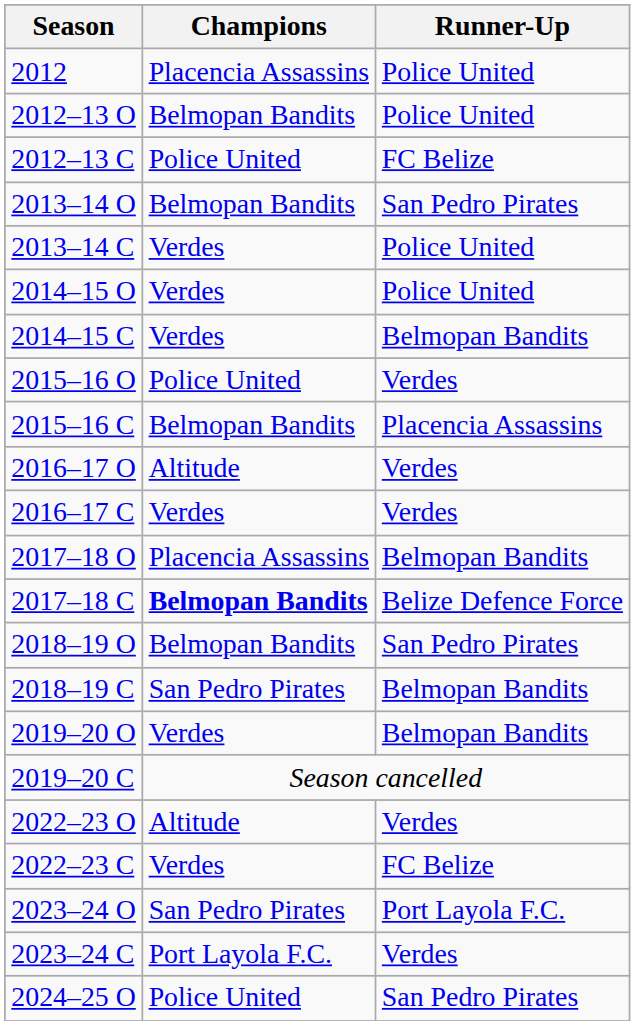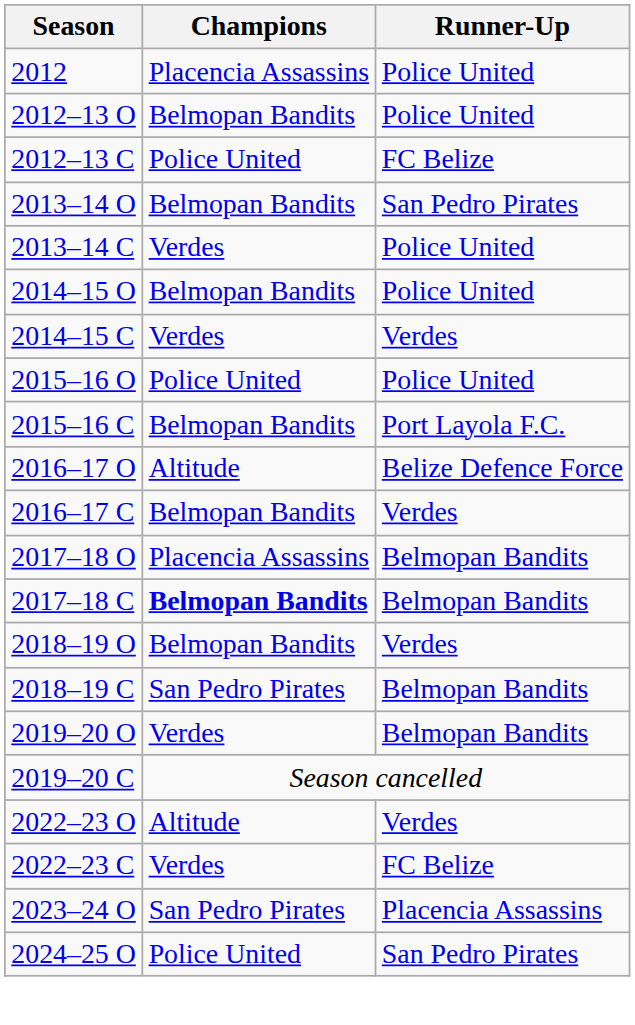(187, 291) Verdes -> (252, 291) Belmopan Bandits
(485, 335) Belmopan Bandits -> (420, 335) Verdes
(420, 379) Verdes -> (458, 379) Police United
(492, 423) Placencia Assassins -> (474, 423) Port Layola F.C.
(420, 468) Verdes -> (502, 468) Belize Defence Force
(187, 512) Verdes -> (252, 512) Belmopan Bandits
(502, 600) Belize Defence Force -> (485, 600) Belmopan Bandits
(480, 644) San Pedro Pirates -> (420, 644) Verdes
(474, 909) Port Layola F.C. -> (492, 909) Placencia Assassins
- row: (73, 953)
